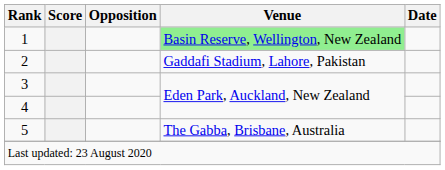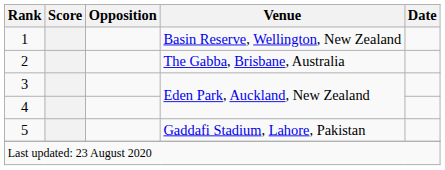(282, 38) lightgreen background -> (282, 38) no background
(264, 61) Gaddafi Stadium, Lahore, Pakistan -> (254, 61) The Gabba, Brisbane, Australia
(254, 130) The Gabba, Brisbane, Australia -> (264, 130) Gaddafi Stadium, Lahore, Pakistan
